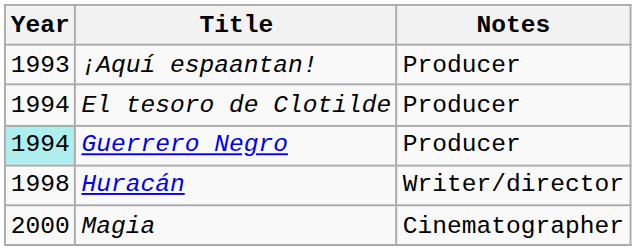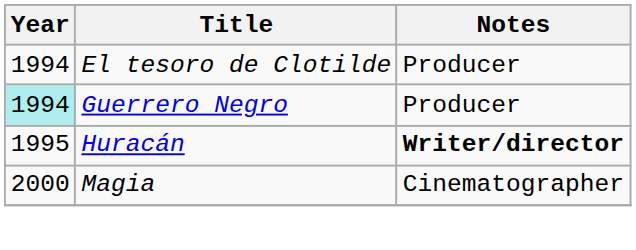- row: (199, 65)
(40, 185) 1998 -> (40, 145) 1995
(513, 185) normal -> (513, 145) bold
